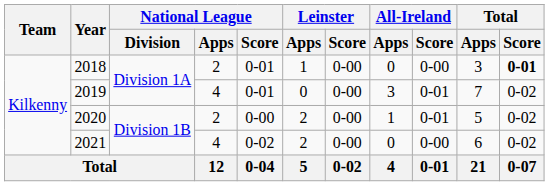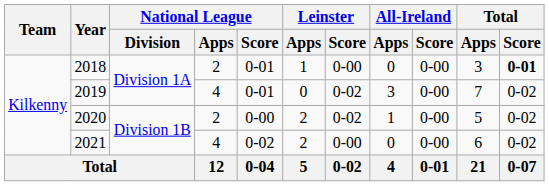(347, 92) 0-00 -> (347, 92) 0-02
(435, 92) 0-01 -> (435, 92) 0-00
(347, 117) 0-00 -> (347, 117) 0-02
(435, 117) 0-01 -> (435, 117) 0-00
